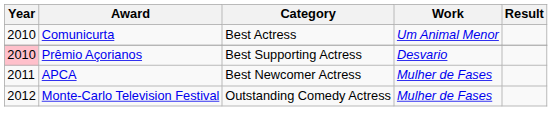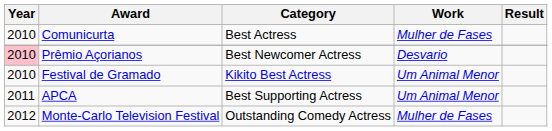(448, 34) Um Animal Menor -> (445, 34) Mulher de Fases
(294, 55) Best Supporting Actress -> (293, 55) Best Newcomer Actress
+ row: (101, 75)
(293, 75) Best Newcomer Actress -> (294, 95) Best Supporting Actress
(445, 75) Mulher de Fases -> (448, 95) Um Animal Menor
